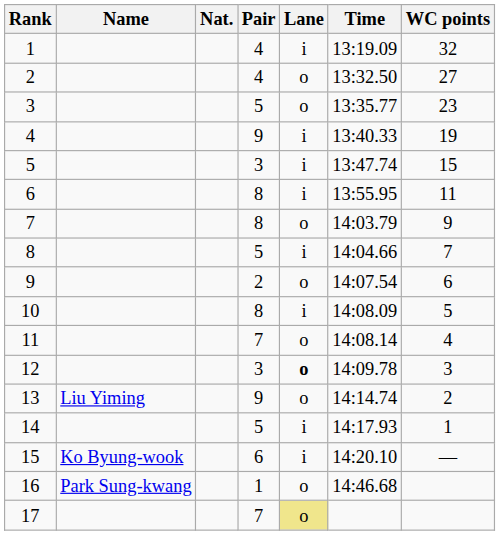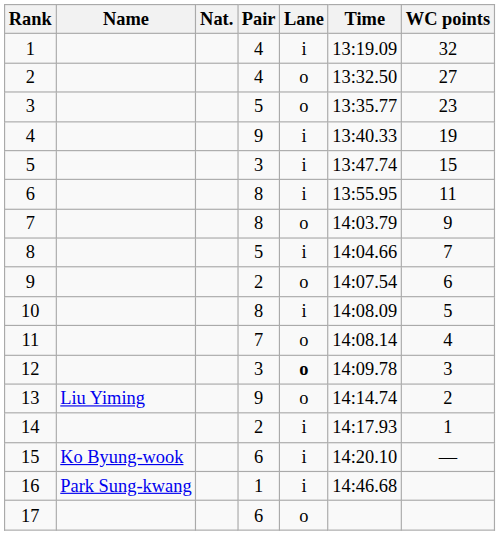(259, 427) 5 -> (259, 427) 2
(304, 485) o -> (304, 485) i
(259, 515) 7 -> (259, 515) 6
(304, 515) khaki background -> (304, 515) no background
